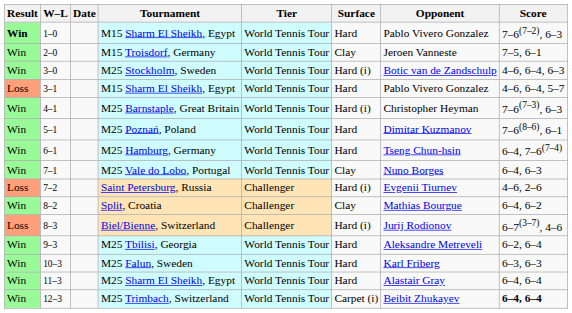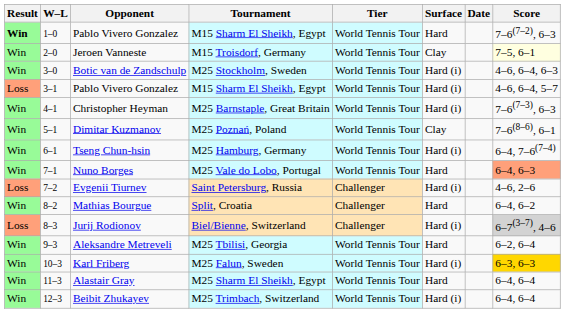columns swapped: (84, 13) <-> (440, 13)
(522, 52) no background -> (515, 52) lightyellow background
(346, 88) Hard -> (443, 88) Hard (i)
(346, 129) Hard -> (436, 129) Clay
(346, 150) Hard -> (443, 150) Hard (i)
(345, 169) Clay -> (436, 169) Hard
(522, 169) no background -> (515, 169) lightsalmon background
(345, 205) Clay -> (436, 205) Hard
(532, 225) no background -> (525, 225) lightgrey background
(346, 263) Hard -> (443, 263) Hard (i)
(522, 263) no background -> (515, 263) gold background
(356, 299) Carpet (i) -> (443, 299) Hard (i)
(522, 299) bold -> (515, 299) normal
